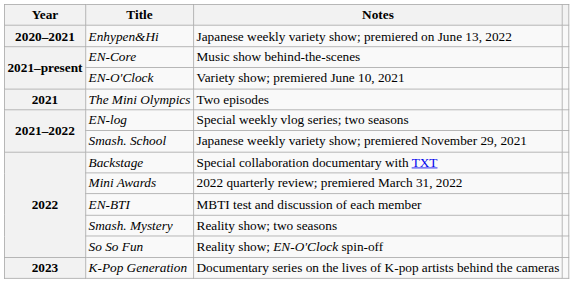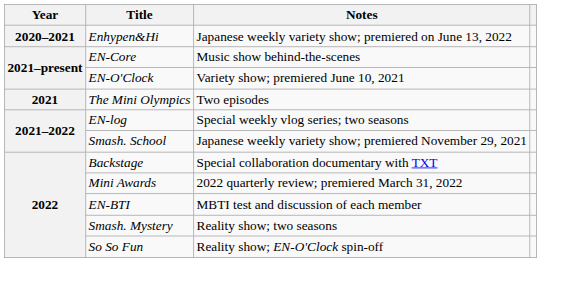- row: (138, 267)
